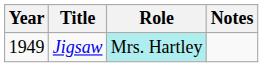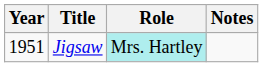(27, 47) 1949 -> (27, 47) 1951
